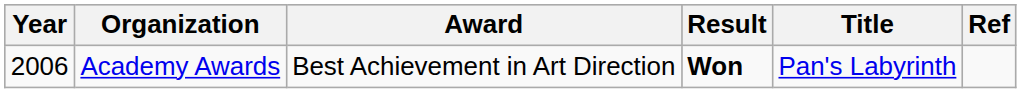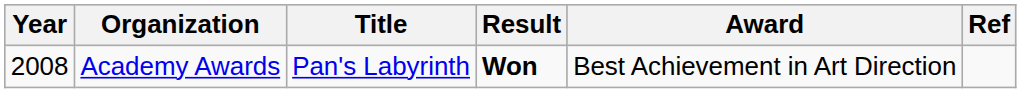columns swapped: (484, 25) <-> (867, 25)
(40, 66) 2006 -> (40, 66) 2008
